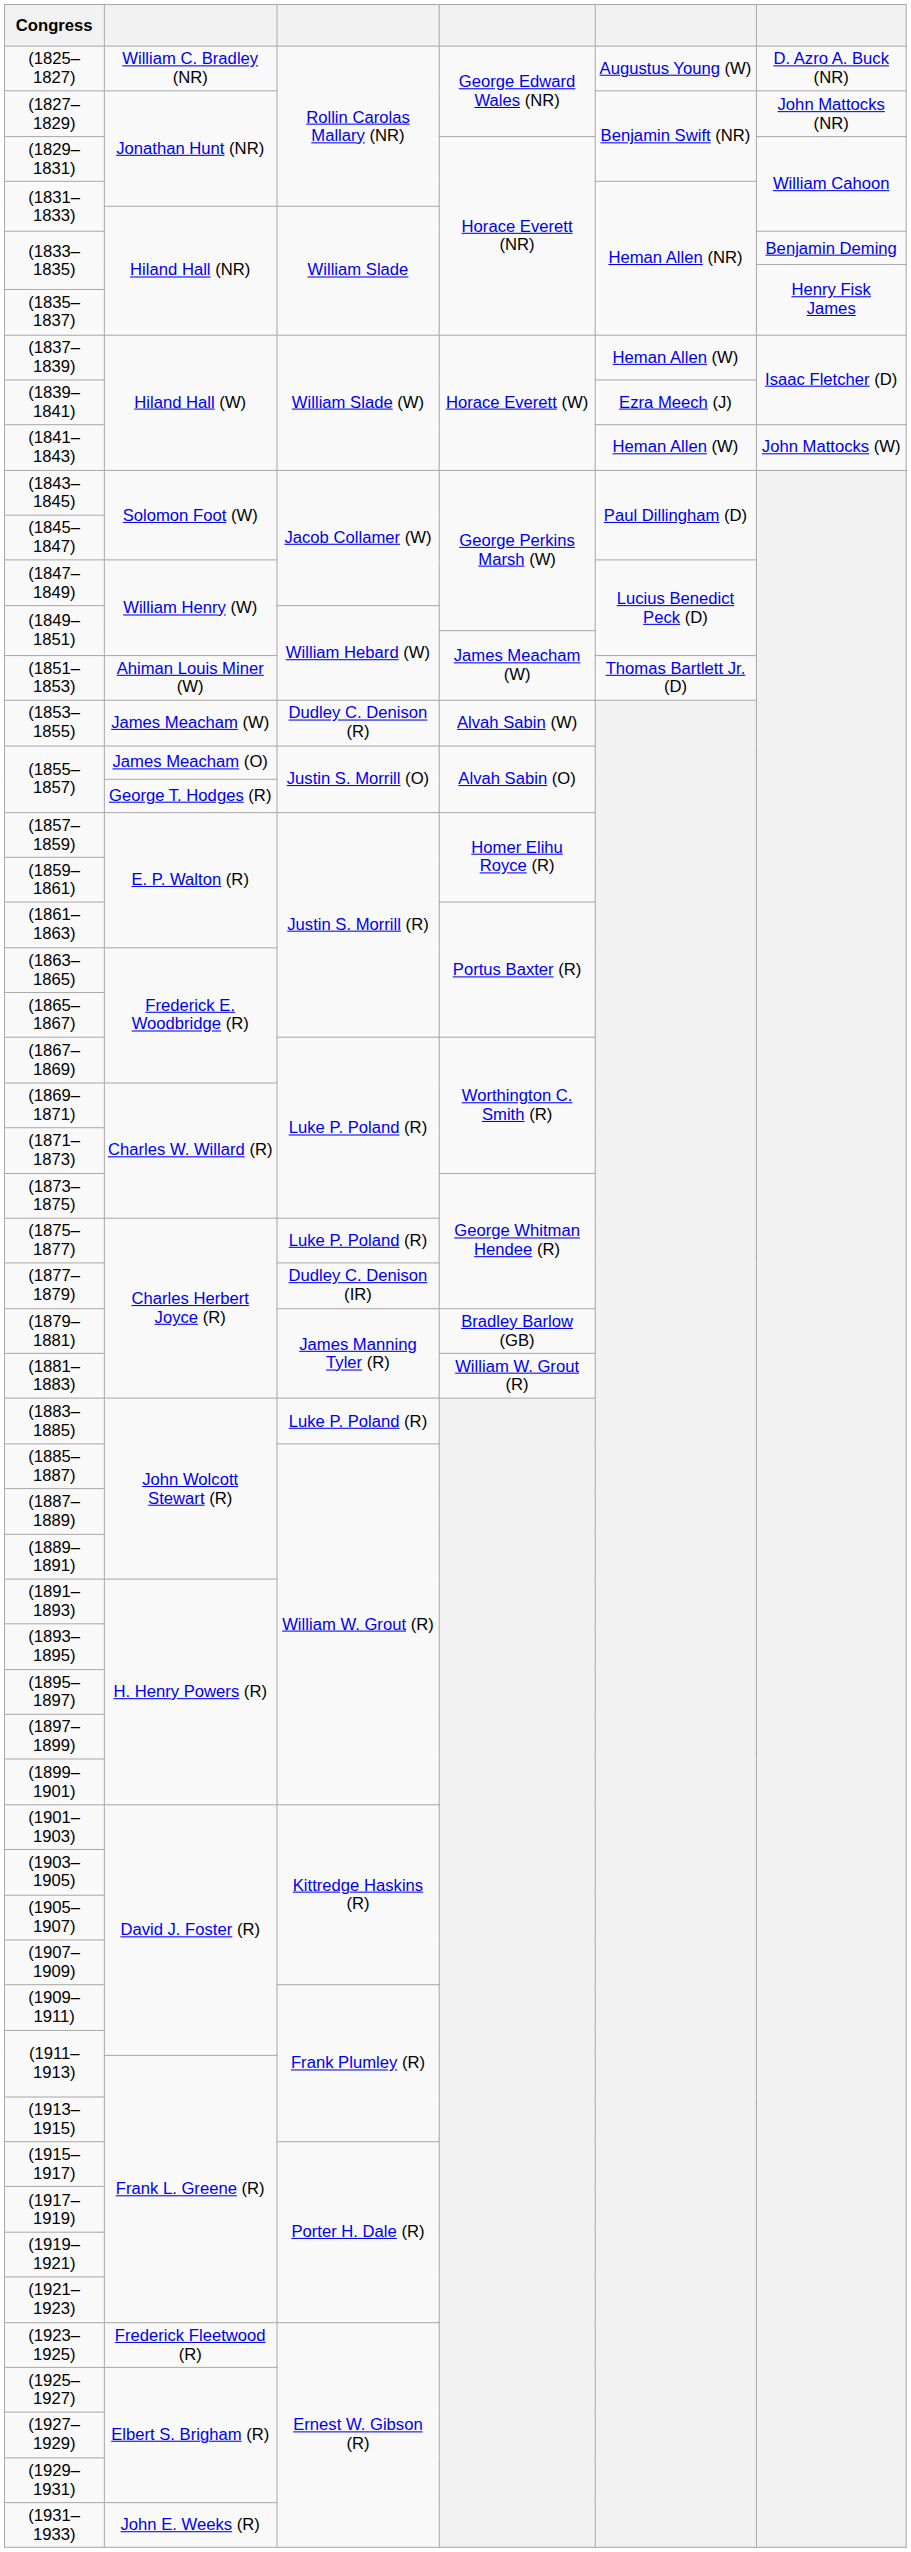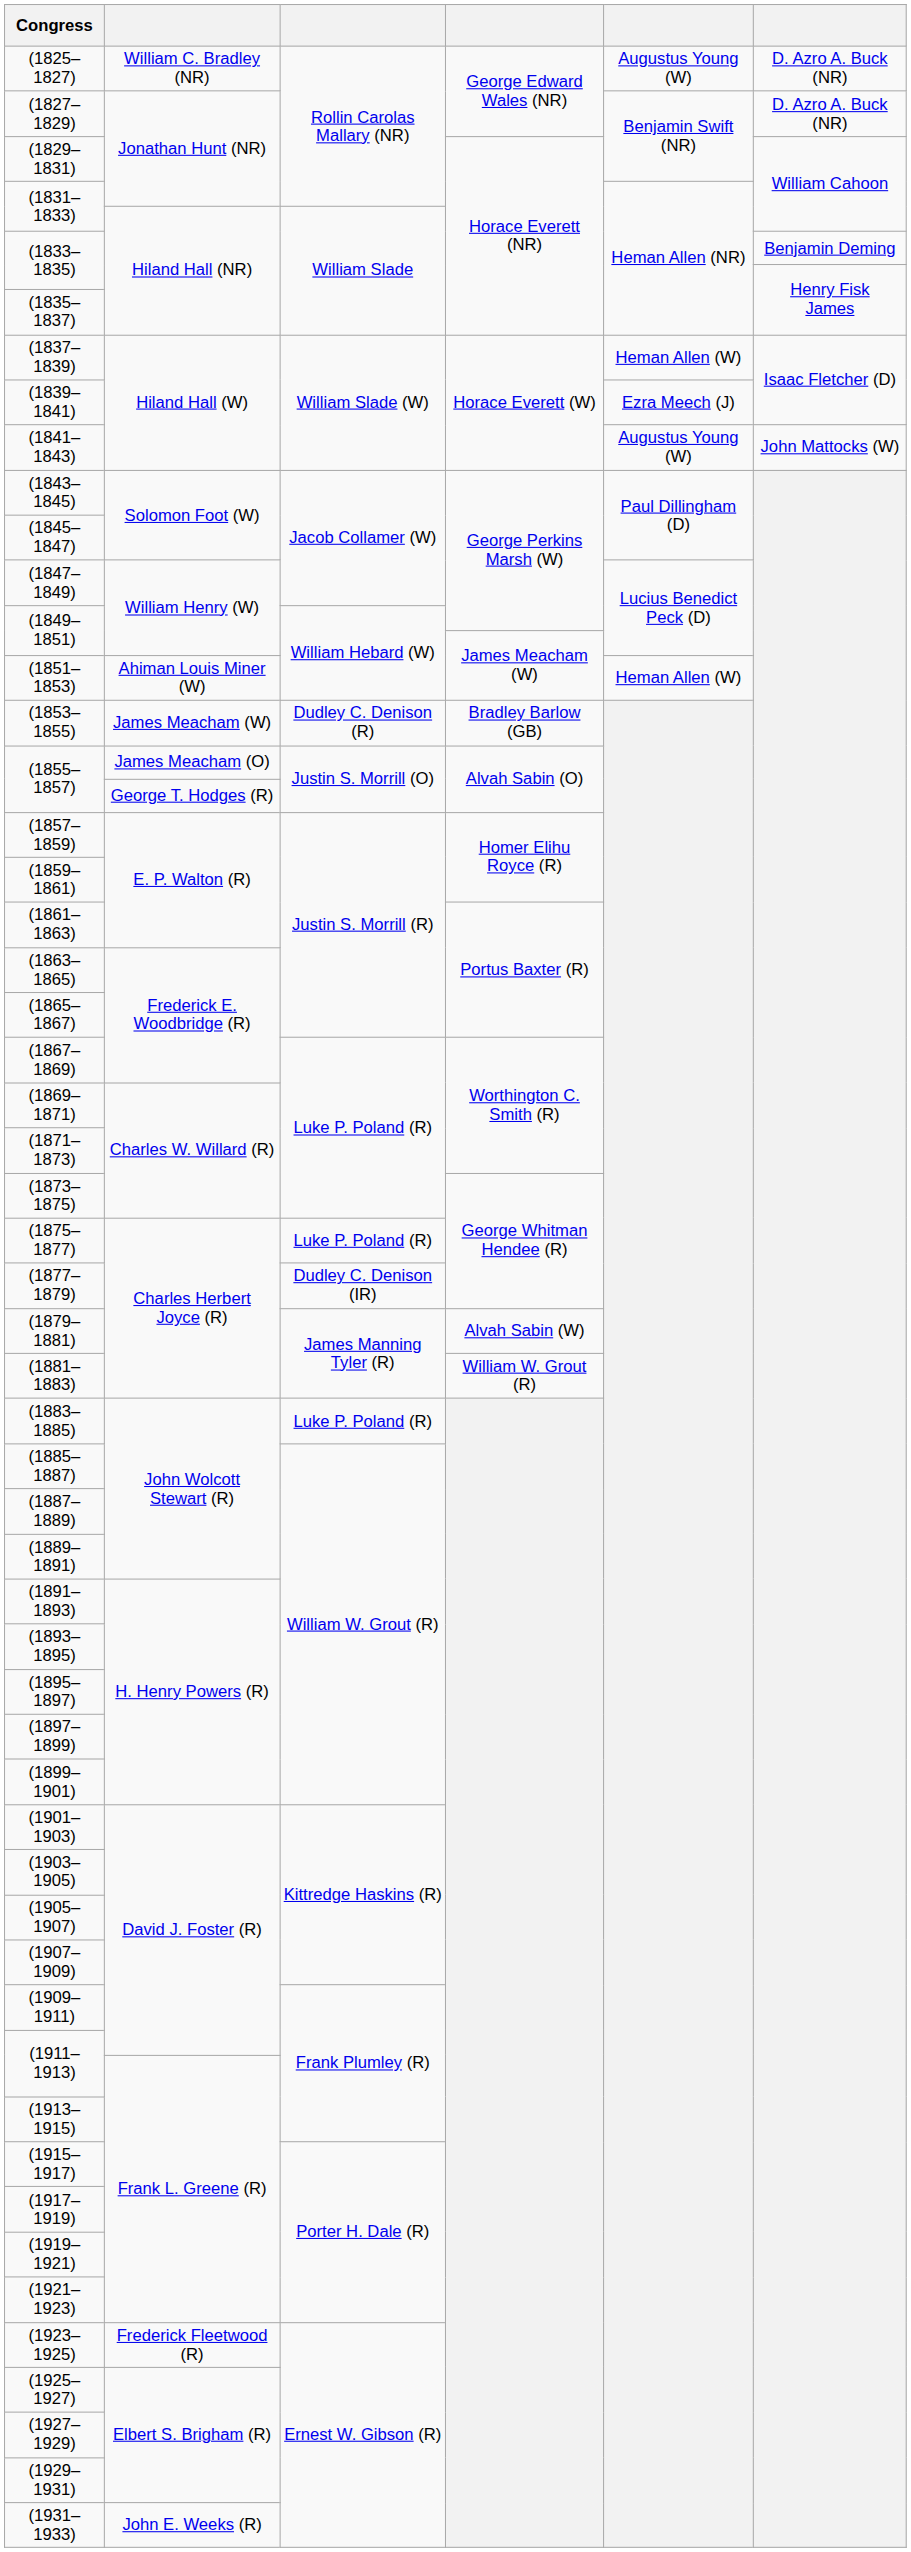(831, 113) John Mattocks (NR) -> (830, 113) D. Azro A. Buck (NR)
(675, 447) Heman Allen (W) -> (678, 447) Augustus Young (W)
(675, 677) Thomas Bartlett Jr. (D) -> (678, 677) Heman Allen (W)
(517, 722) Alvah Sabin (W) -> (524, 722) Bradley Barlow (GB)
(517, 1330) Bradley Barlow (GB) -> (525, 1330) Alvah Sabin (W)
